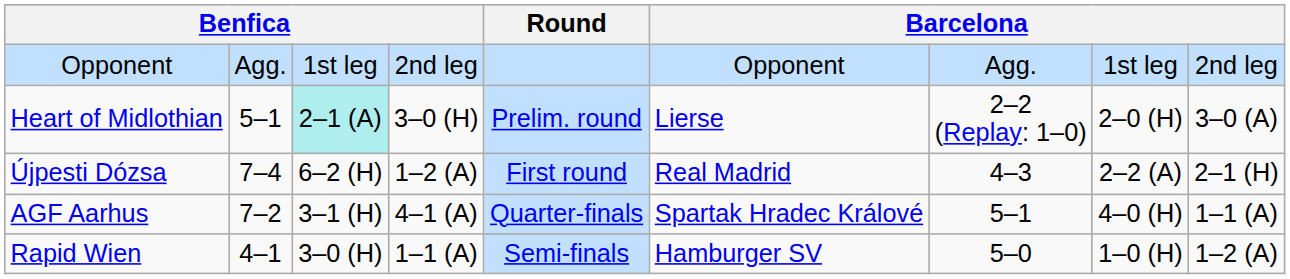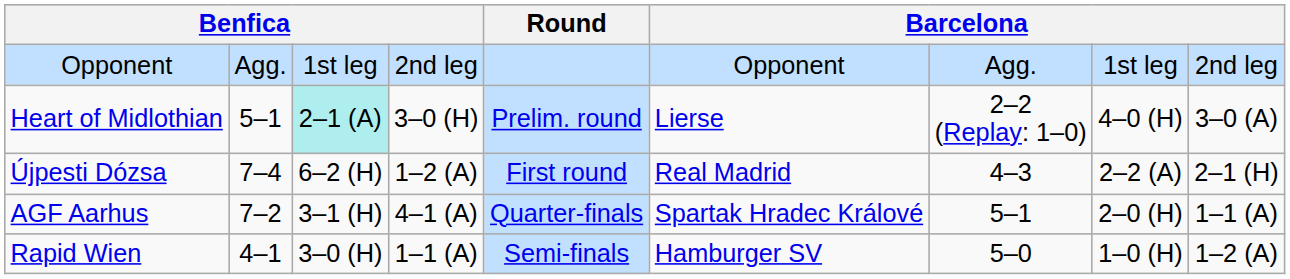(1140, 118) 2–0 (H) -> (1140, 118) 4–0 (H)
(1140, 213) 4–0 (H) -> (1140, 213) 2–0 (H)
